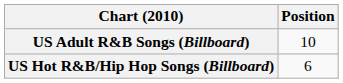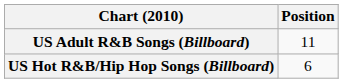(308, 41) 10 -> (308, 41) 11
